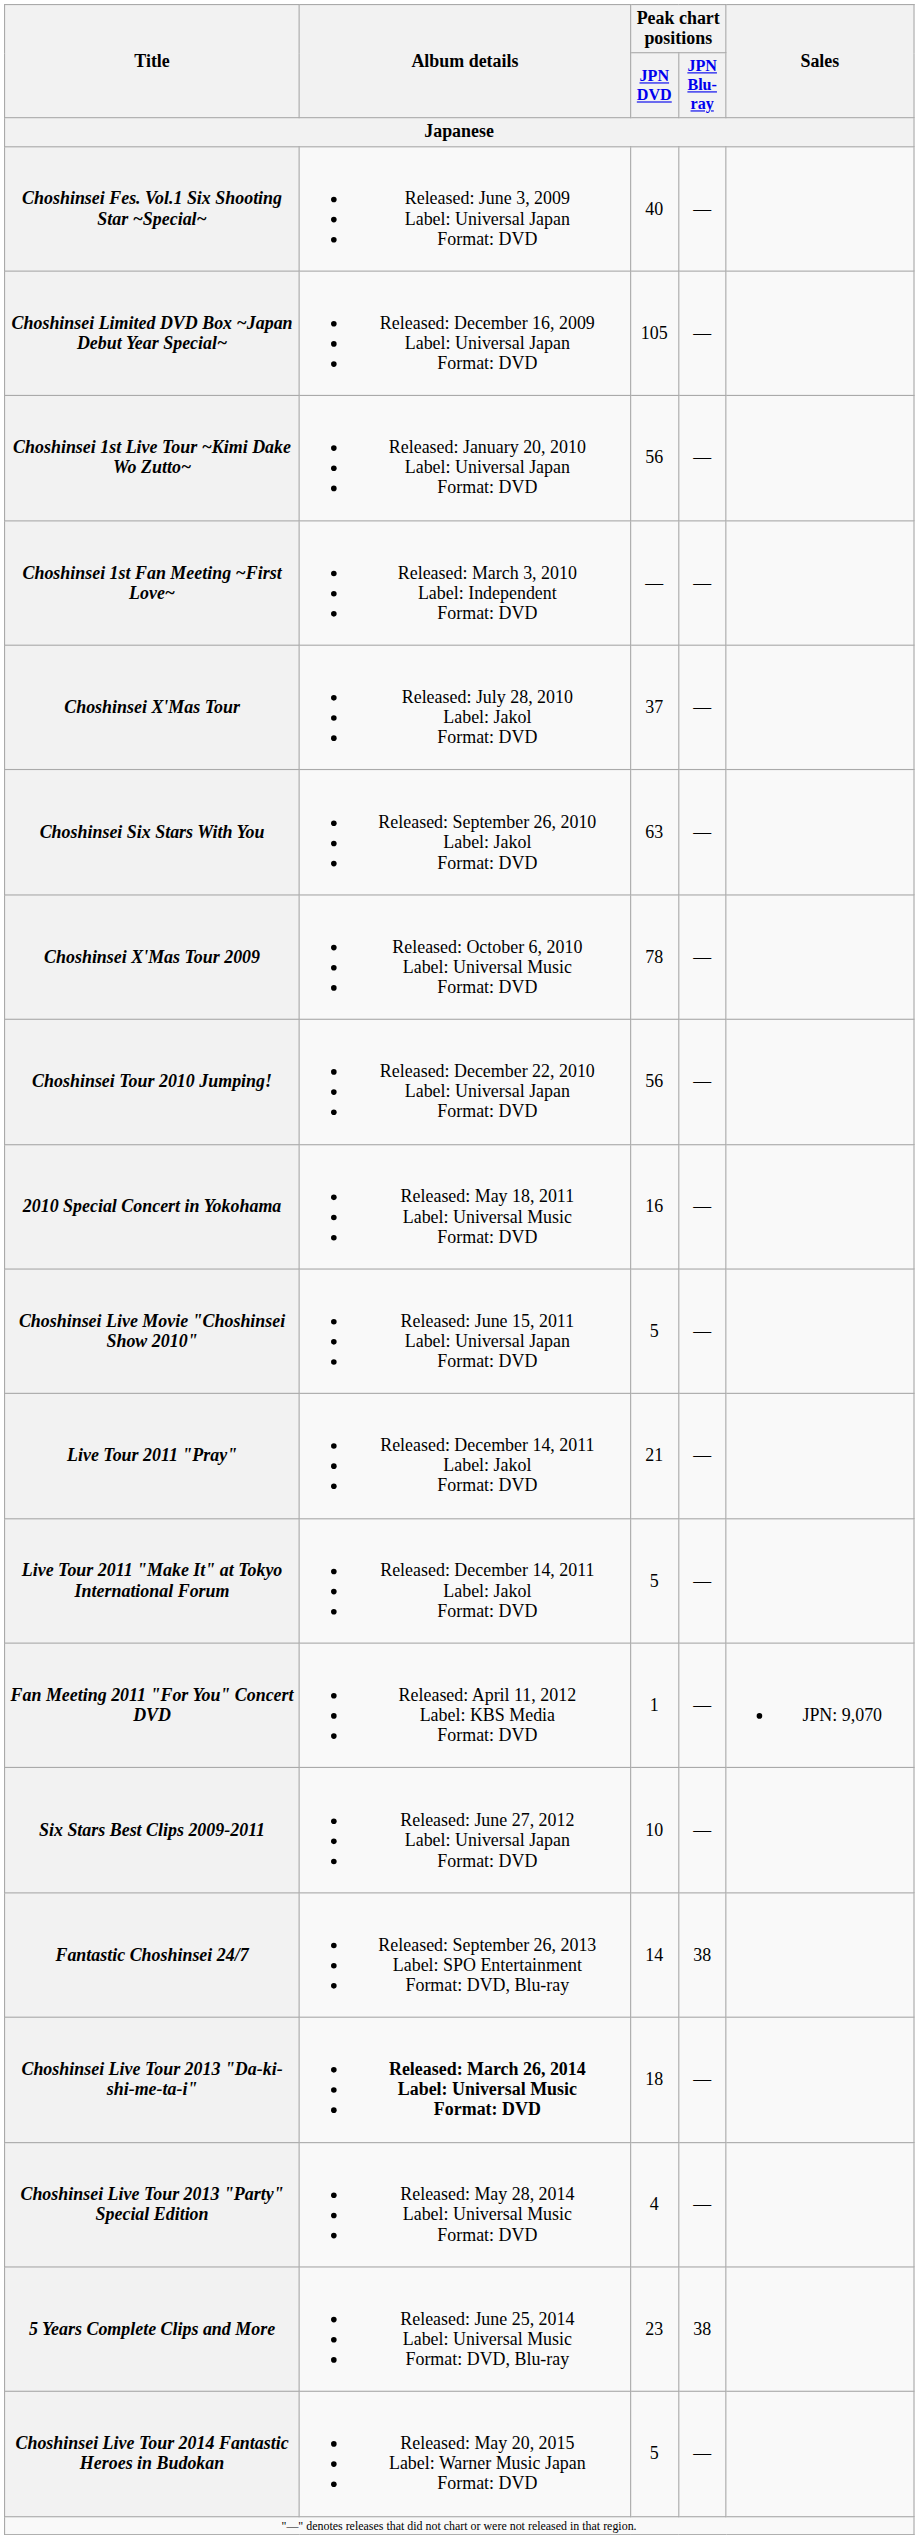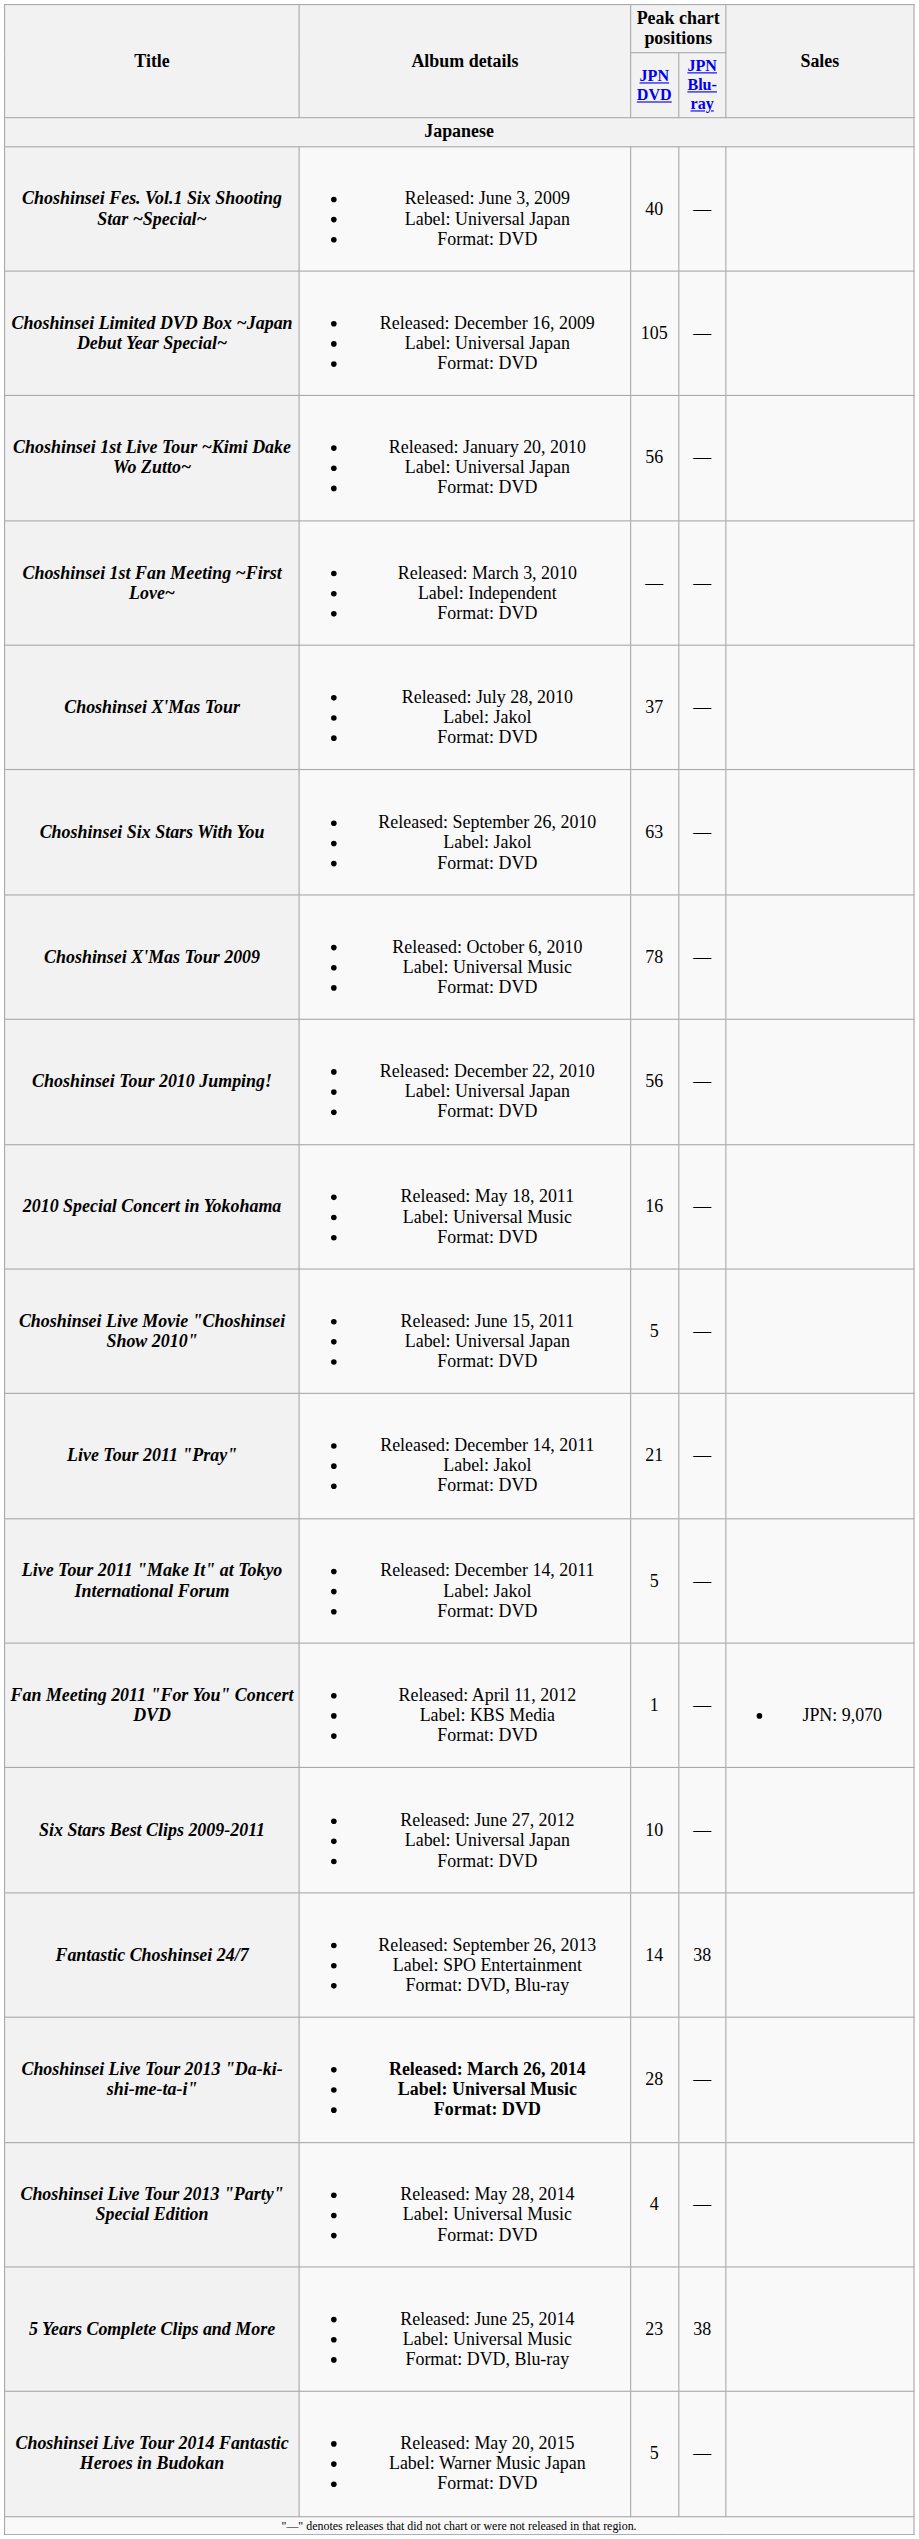(654, 2079) 18 -> (654, 2079) 28
